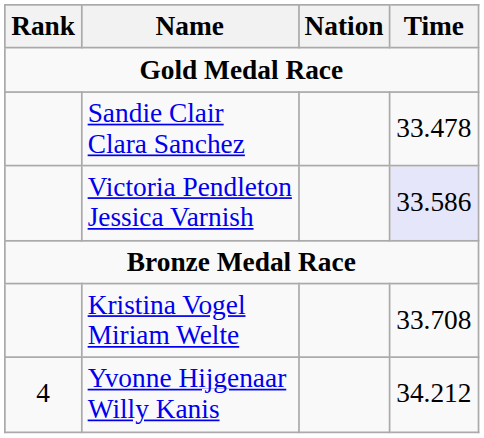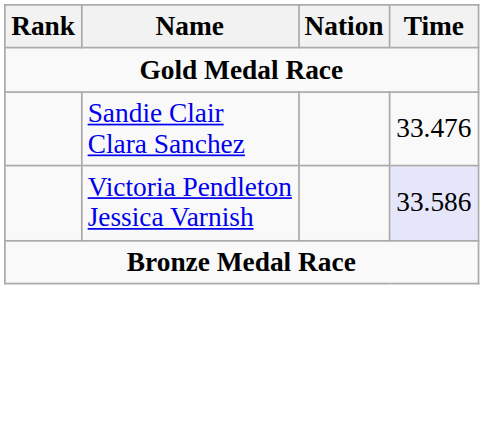(434, 128) 33.478 -> (434, 128) 33.476
- row: (167, 320)
- row: (187, 394)
